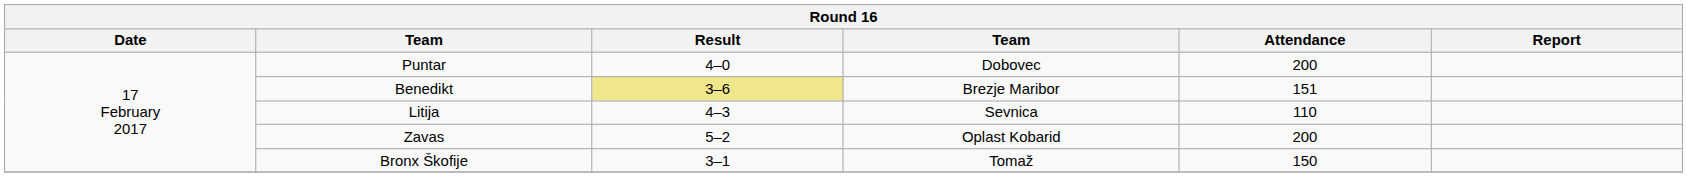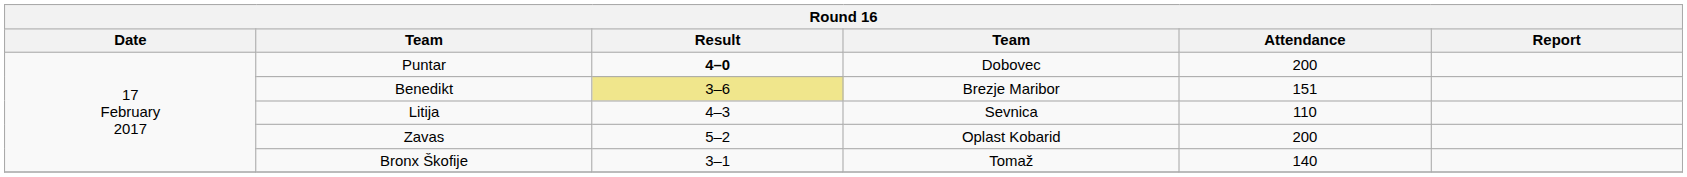(718, 65) normal -> (718, 65) bold
(1305, 160) 150 -> (1305, 160) 140
